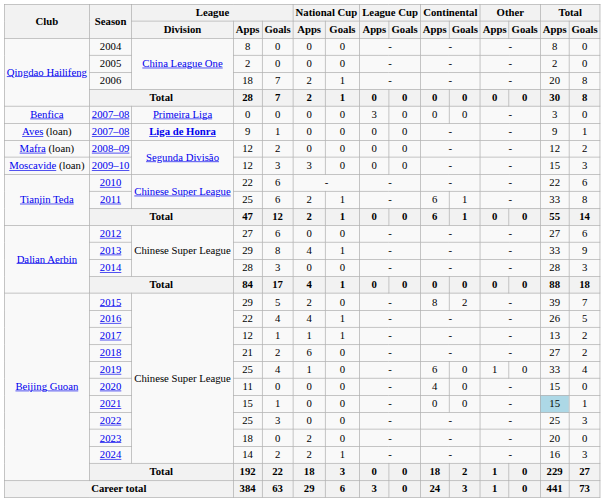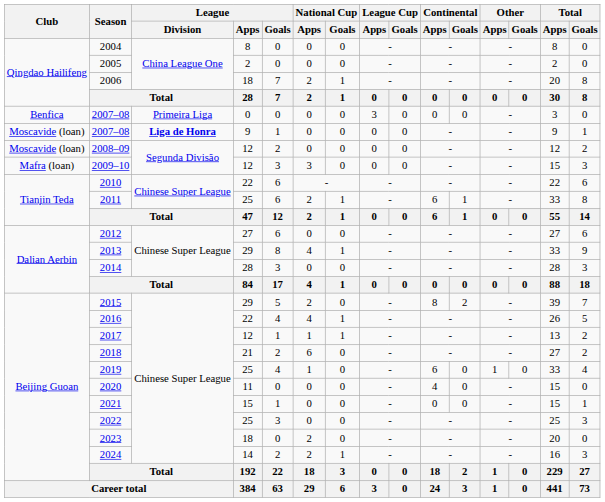(47, 132) Aves (loan) -> (47, 132) Moscavide (loan)
(47, 149) Mafra (loan) -> (47, 149) Moscavide (loan)
(47, 166) Moscavide (loan) -> (47, 166) Mafra (loan)
(555, 404) lightblue background -> (555, 404) no background
